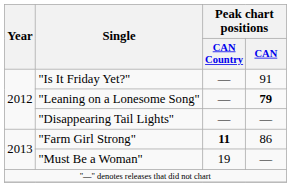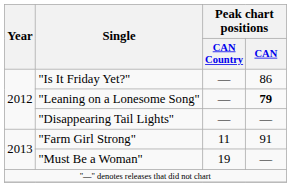(266, 79) 91 -> (266, 79) 86
(224, 139) bold -> (224, 139) normal
(266, 139) 86 -> (266, 139) 91
